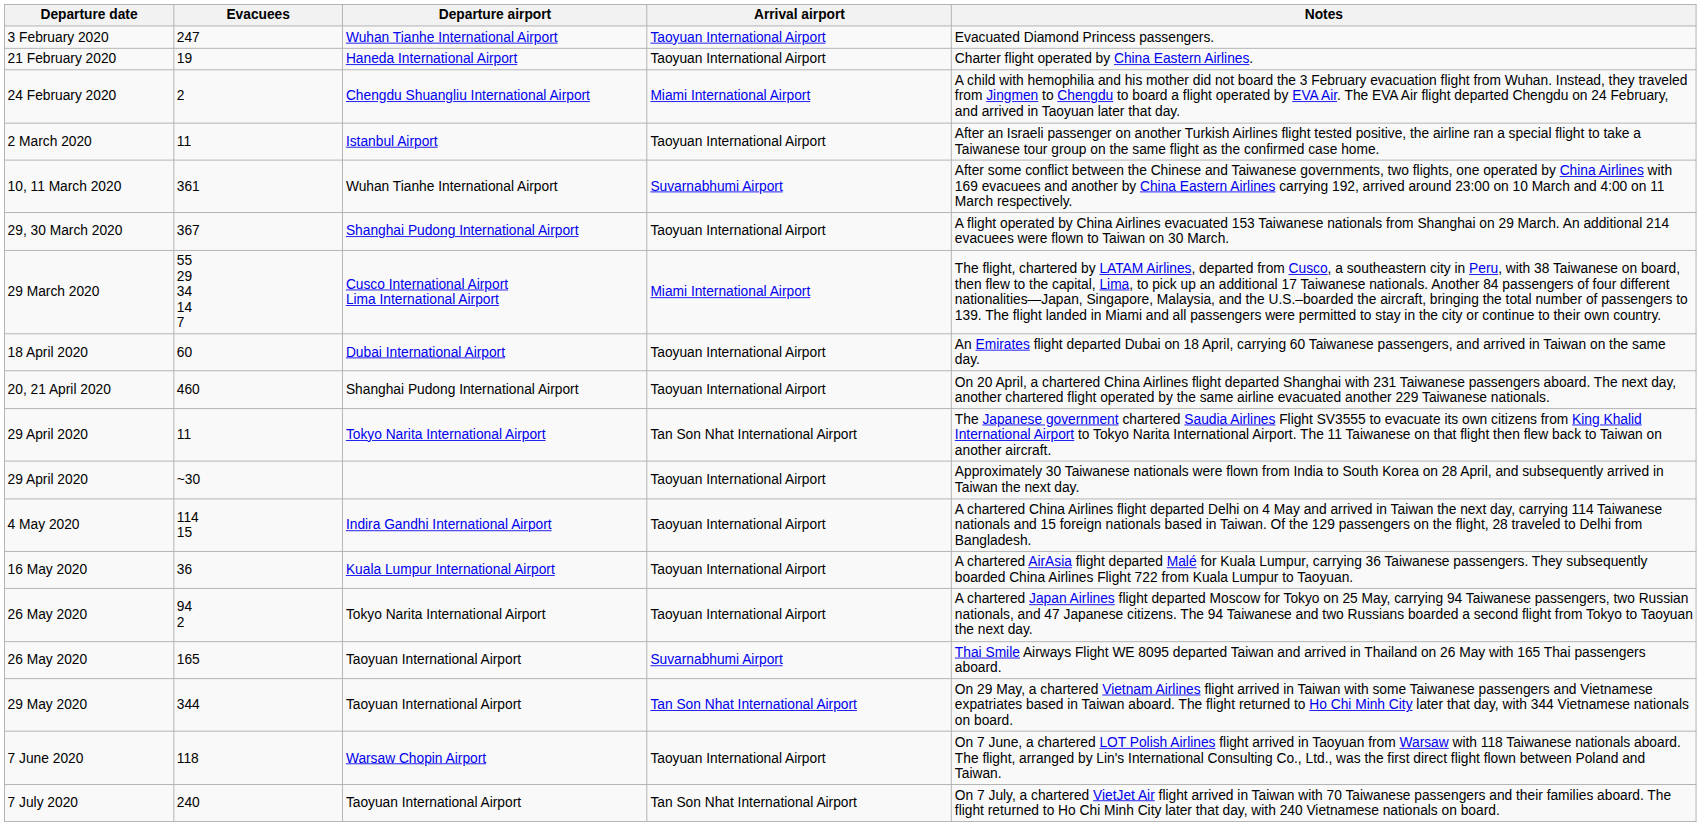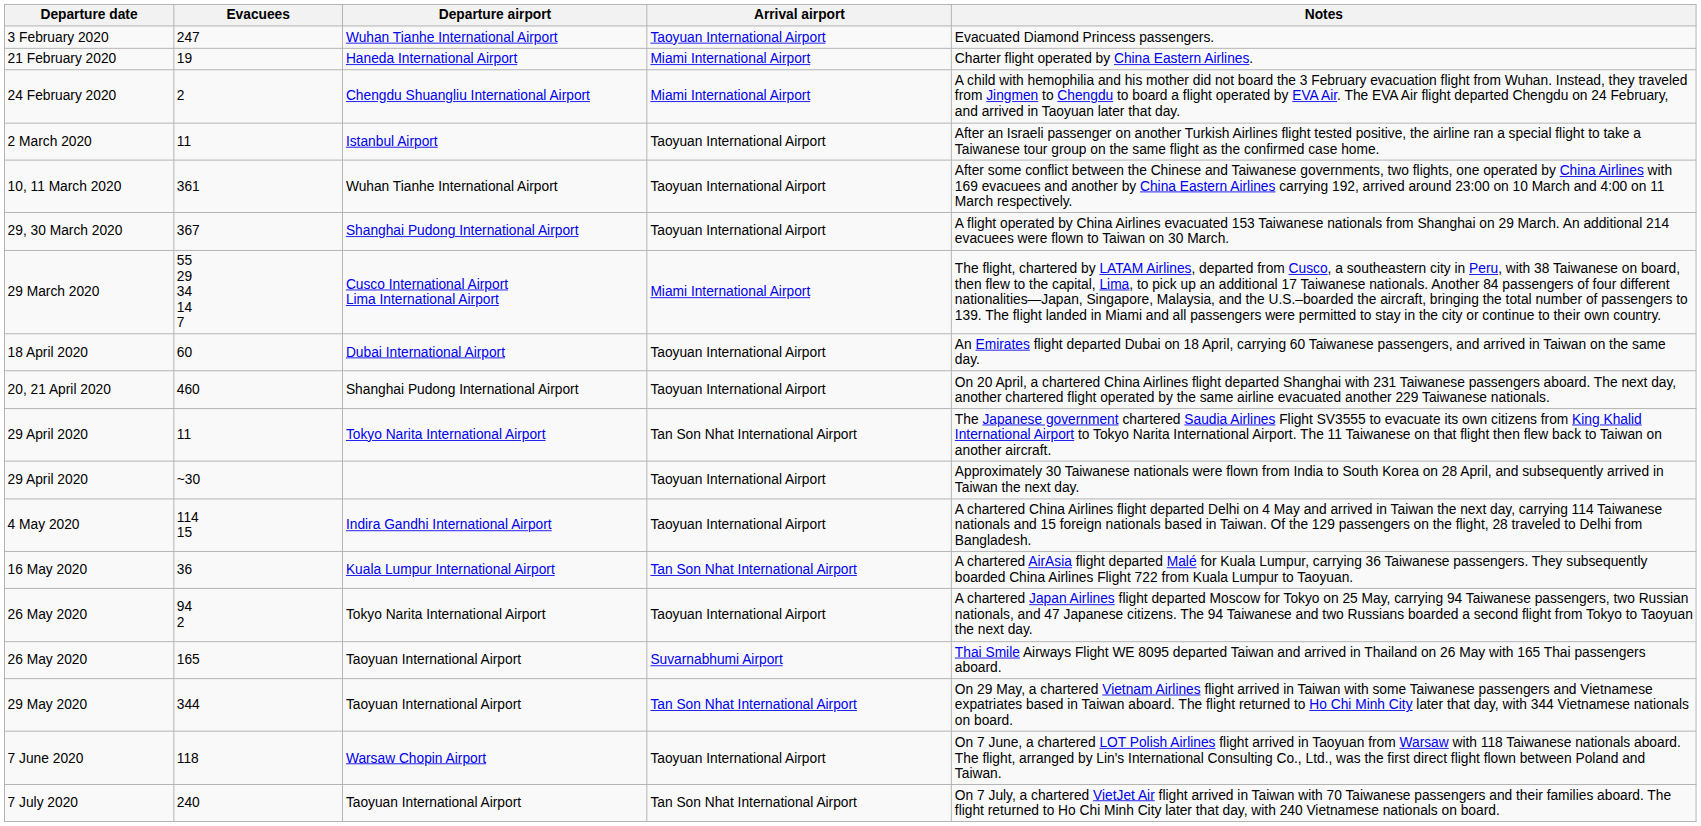(738, 59) Taoyuan International Airport -> (730, 59) Miami International Airport
(717, 186) Suvarnabhumi Airport -> (738, 186) Taoyuan International Airport
(738, 570) Taoyuan International Airport -> (754, 570) Tan Son Nhat International Airport
